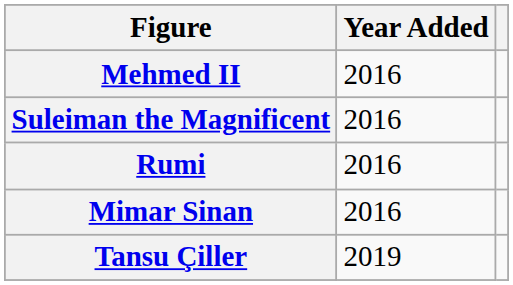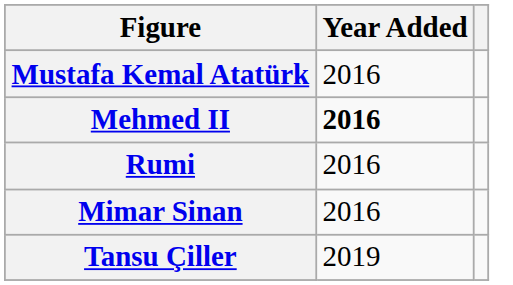+ row: (160, 73)
(372, 73) normal -> (352, 119) bold
- row: (171, 119)
